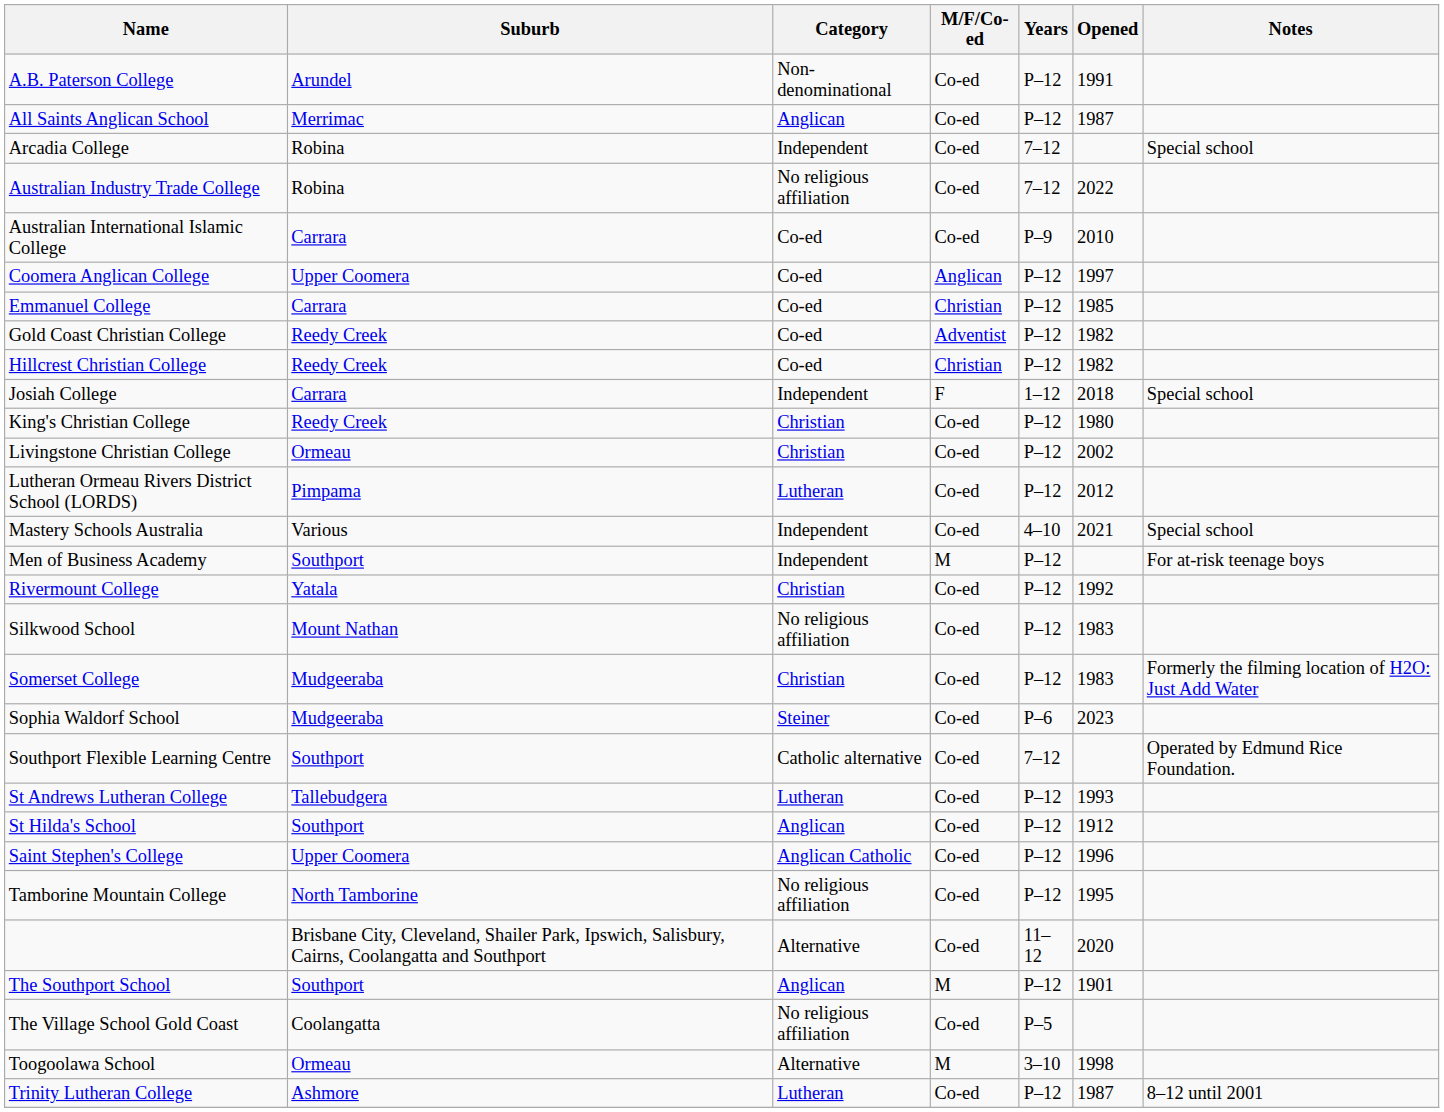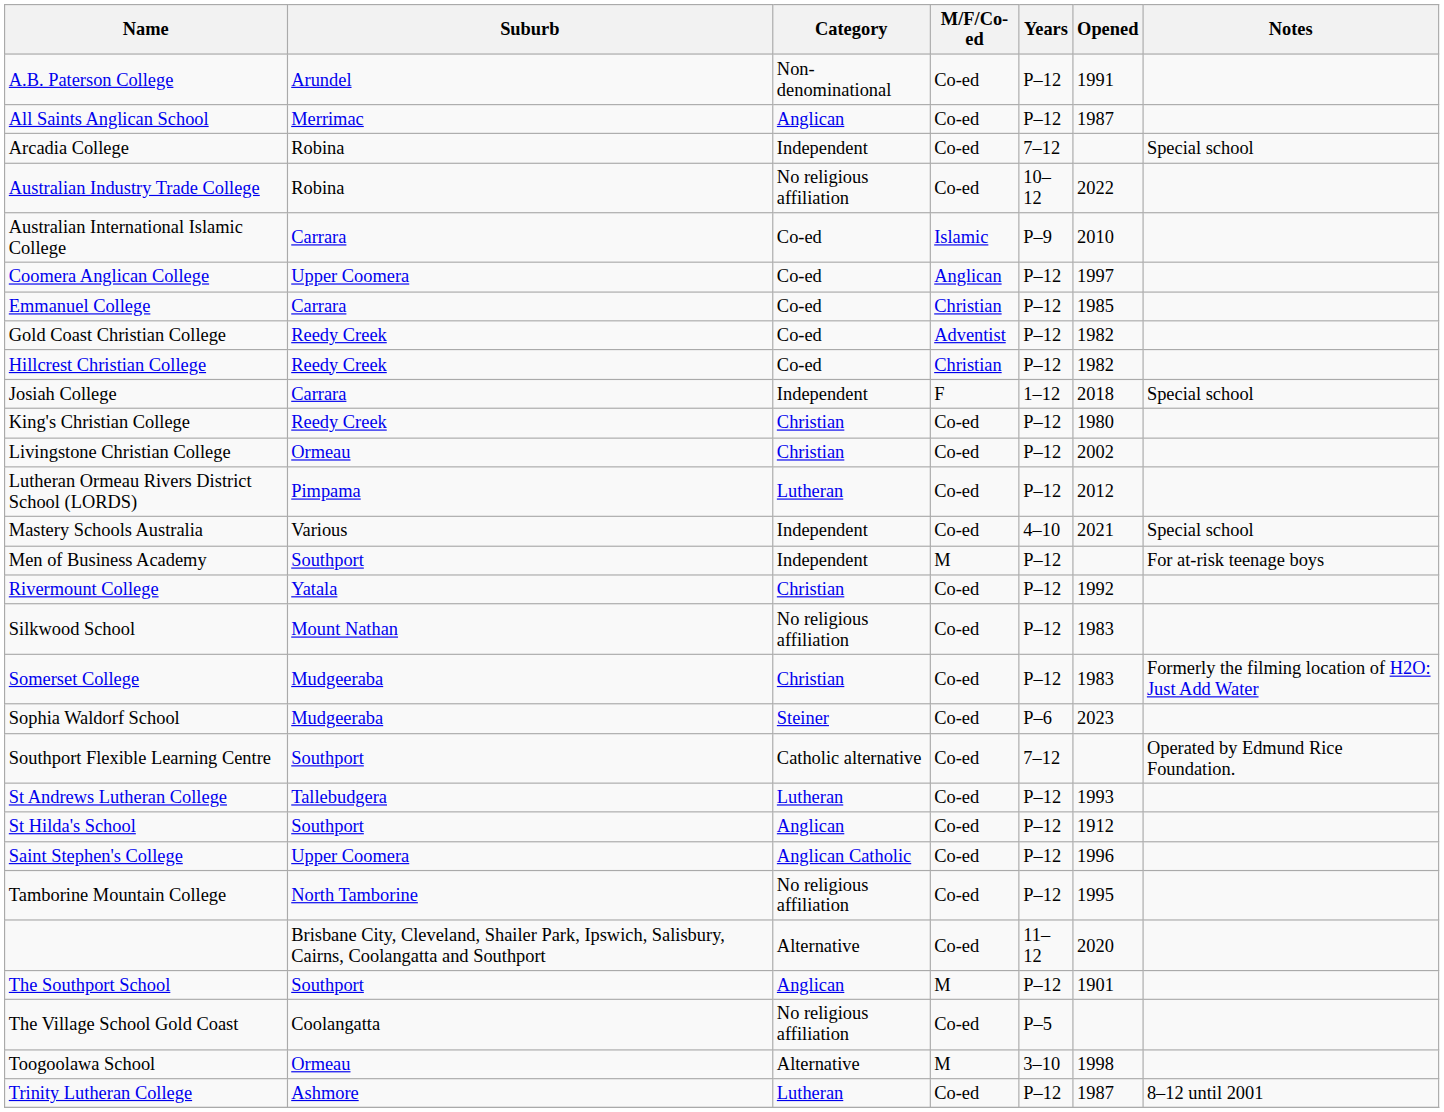(1042, 187) 7–12 -> (1037, 187) 10–12
(957, 237) Co-ed -> (961, 237) Islamic
